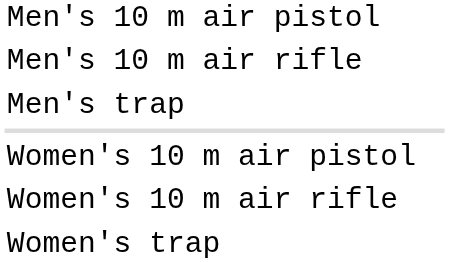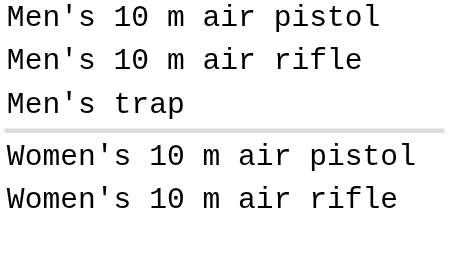- row: (114, 244)
